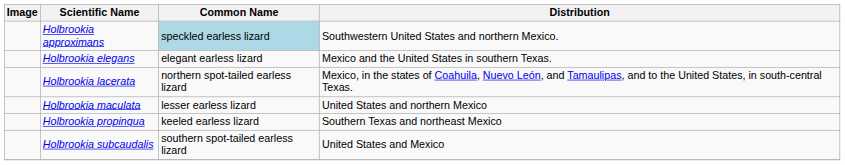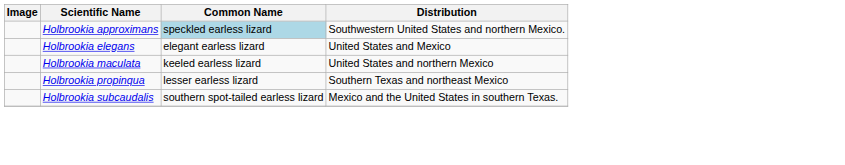(437, 59) Mexico and the United States in southern Texas. -> (390, 47) United States and Mexico
- row: (89, 82)
(209, 105) lesser earless lizard -> (212, 64) keeled earless lizard
(210, 122) keeled earless lizard -> (211, 81) lesser earless lizard
(383, 145) United States and Mexico -> (443, 98) Mexico and the United States in southern Texas.
